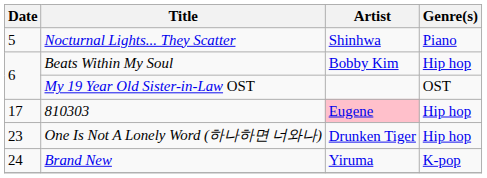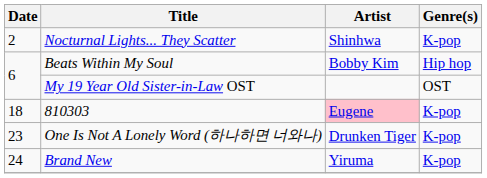(12, 39) 5 -> (12, 39) 2
(440, 39) Piano -> (442, 39) K-pop
(15, 110) 17 -> (15, 110) 18
(447, 110) Hip hop -> (442, 110) K-pop
(447, 135) Hip hop -> (442, 135) K-pop
